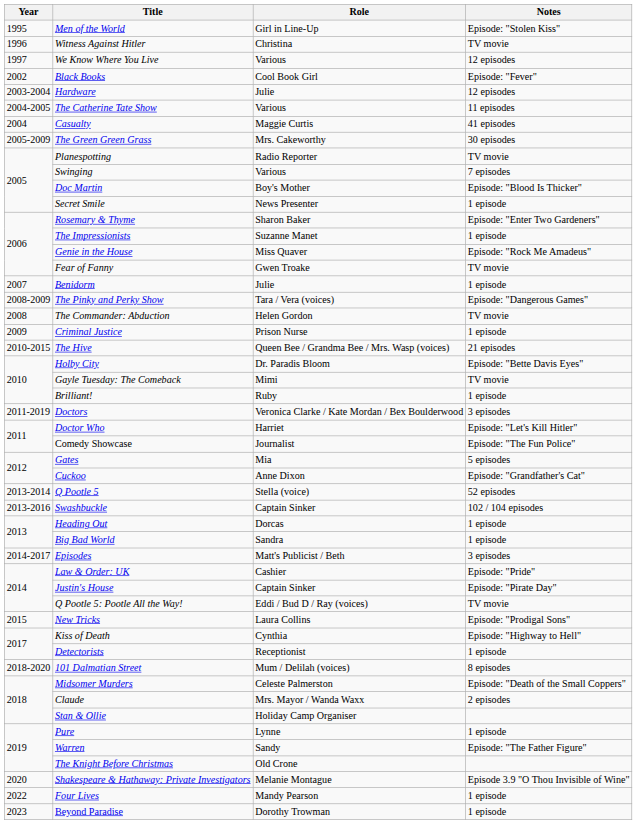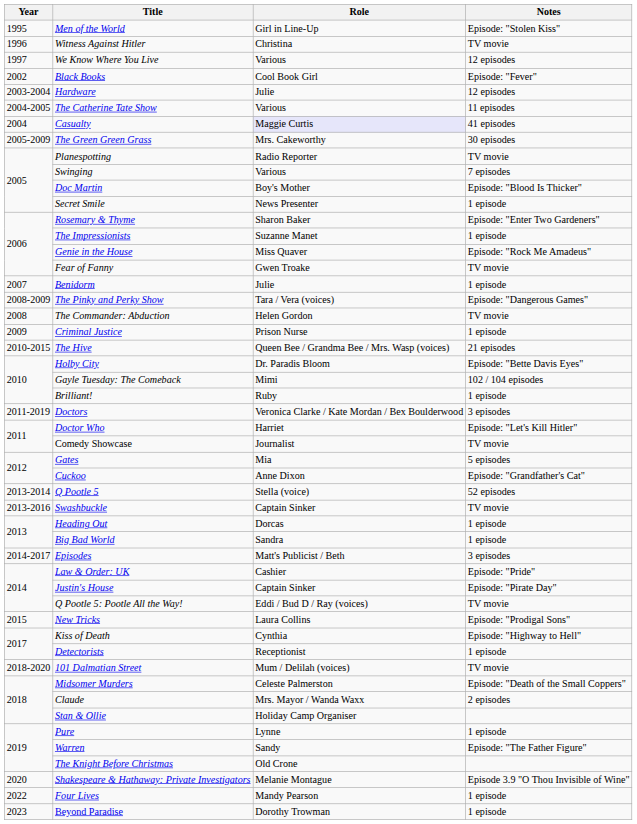(284, 124) no background -> (284, 124) lavender background
(488, 380) TV movie -> (505, 380) 102 / 104 episodes
(522, 444) Episode: "The Fun Police" -> (488, 444) TV movie
(505, 508) 102 / 104 episodes -> (488, 508) TV movie
(489, 667) 8 episodes -> (488, 667) TV movie
